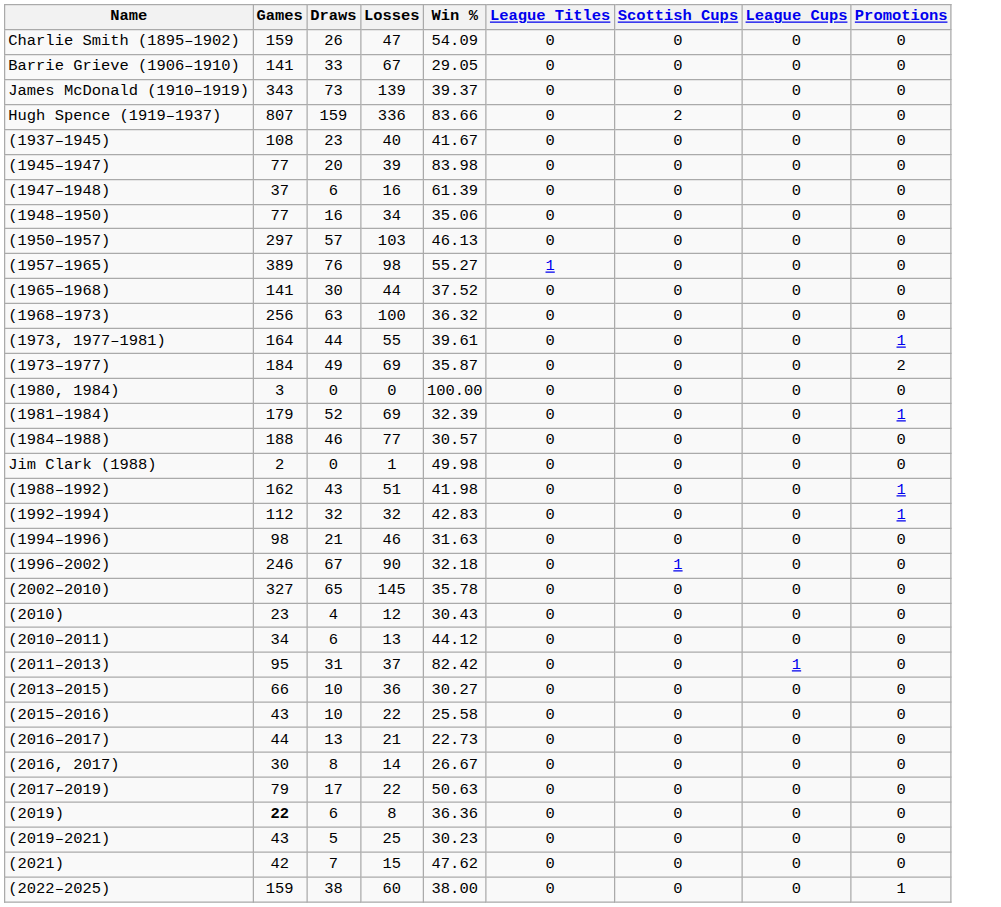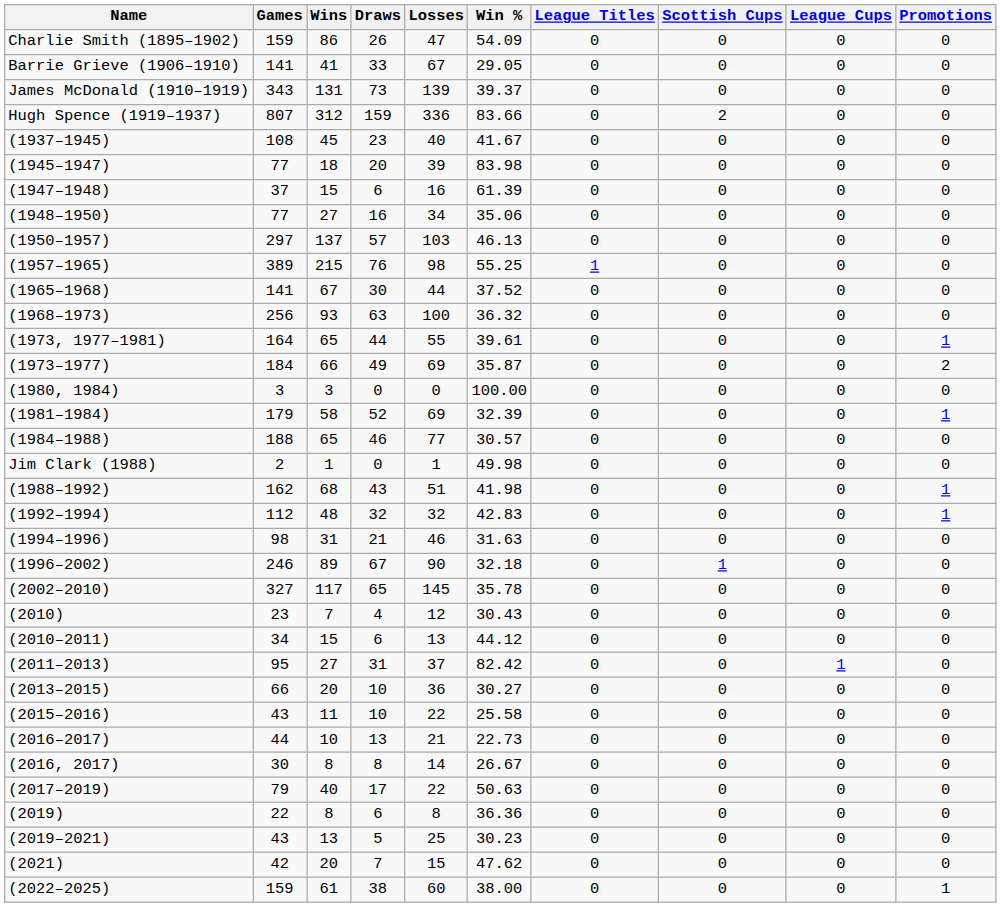+ column: (329, 17)
(455, 267) 55.27 -> (499, 267) 55.25
(280, 815) bold -> (280, 815) normal
